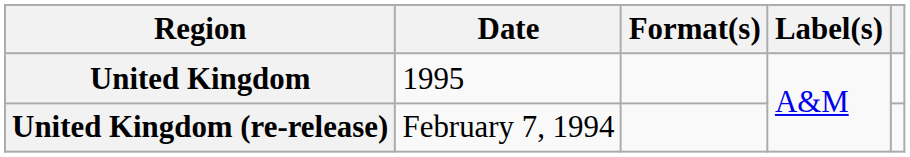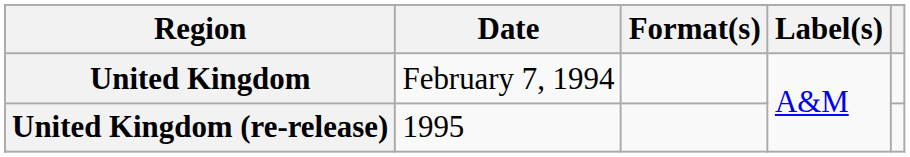(433, 77) 1995 -> (508, 77) February 7, 1994
(508, 126) February 7, 1994 -> (433, 126) 1995
